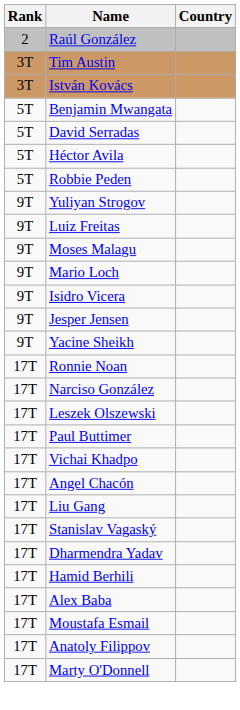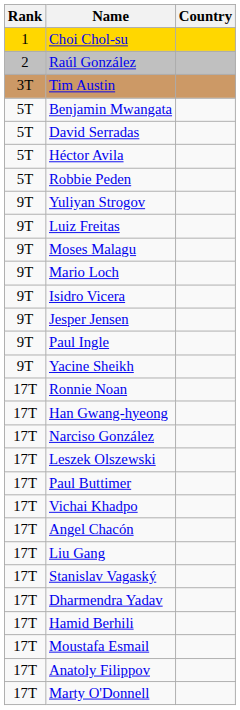+ row: (88, 39)
- row: (91, 86)
+ row: (79, 343)
+ row: (108, 413)
- row: (80, 599)
